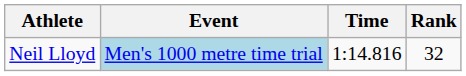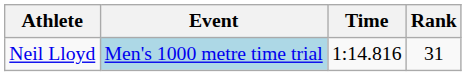(434, 53) 32 -> (434, 53) 31
